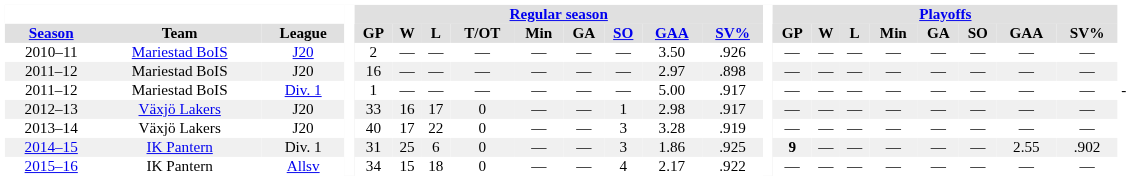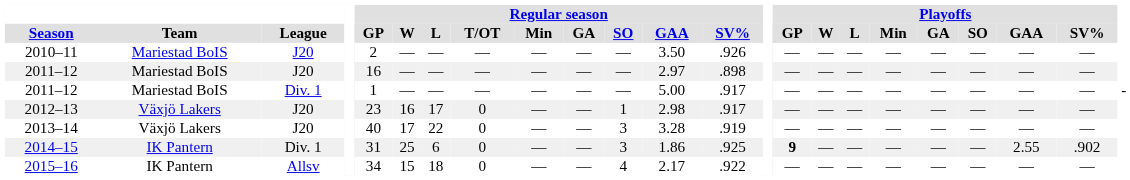(373, 109) 33 -> (373, 109) 23
